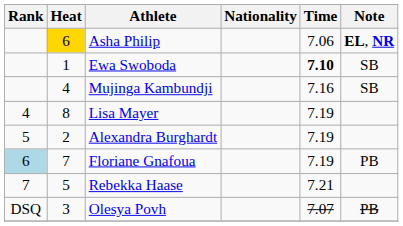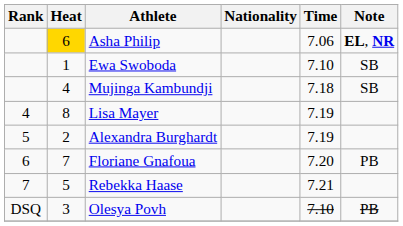(321, 64) bold -> (321, 64) normal
(321, 88) 7.16 -> (321, 88) 7.18
(26, 161) lightblue background -> (26, 161) no background
(321, 161) 7.19 -> (321, 161) 7.20
(321, 209) 7.07 -> (321, 209) 7.10
